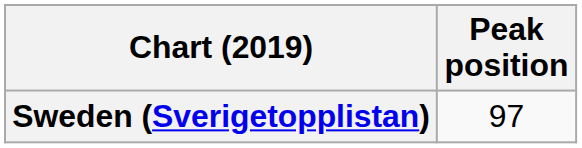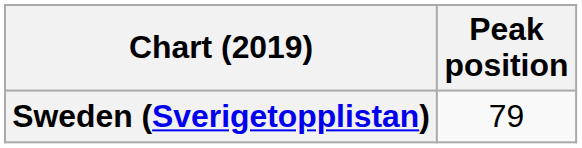(506, 116) 97 -> (506, 116) 79
